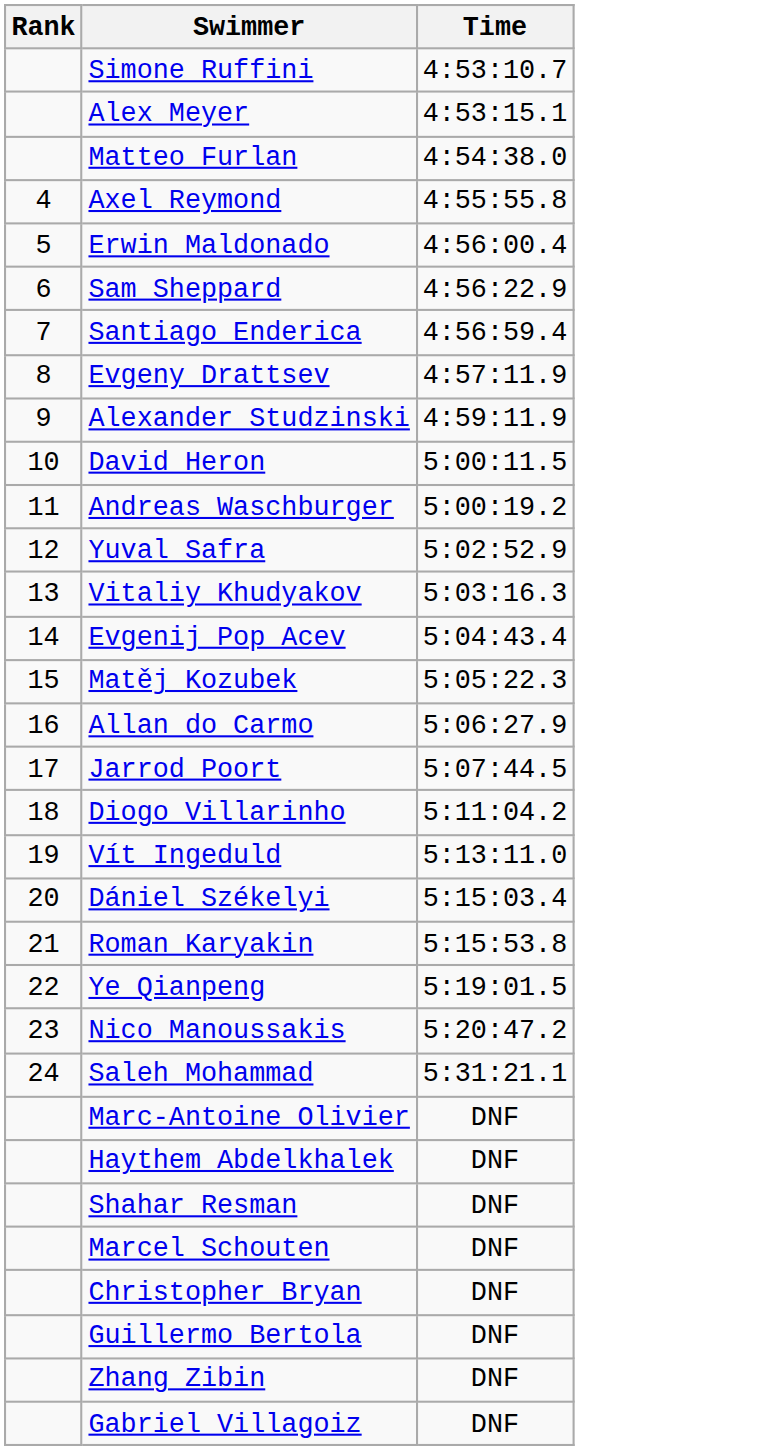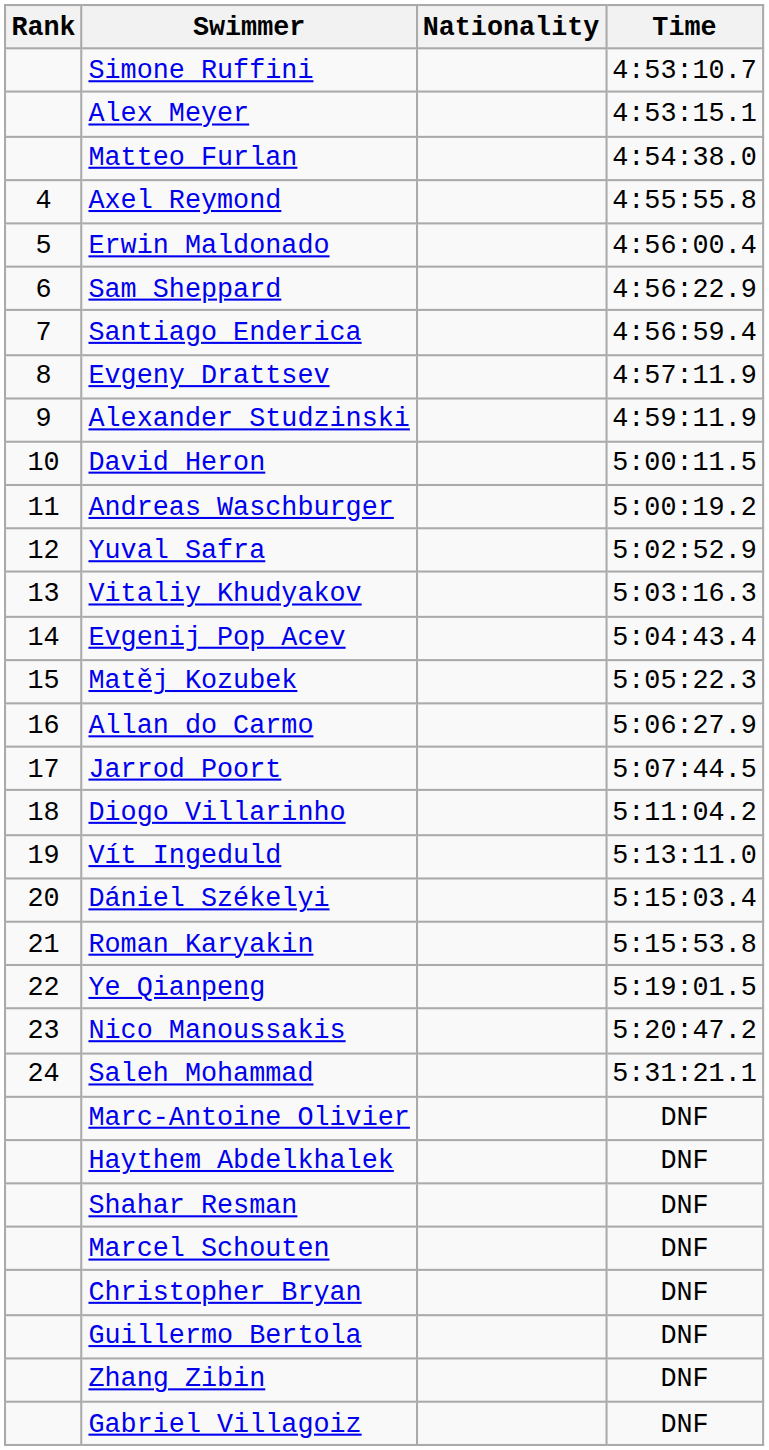+ column: (511, 27)
